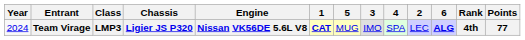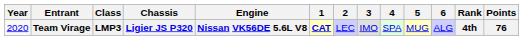columns swapped: (419, 12) <-> (347, 12)
(18, 27) 2024 -> (18, 27) 2020
(444, 27) bold -> (443, 27) normal
(502, 27) 77 -> (501, 27) 76
